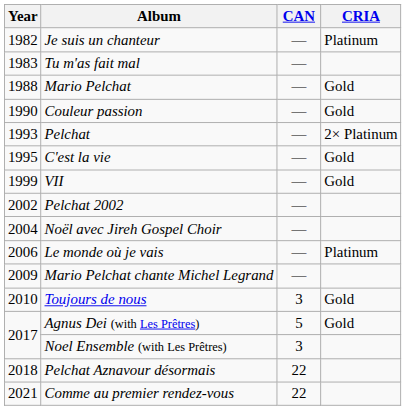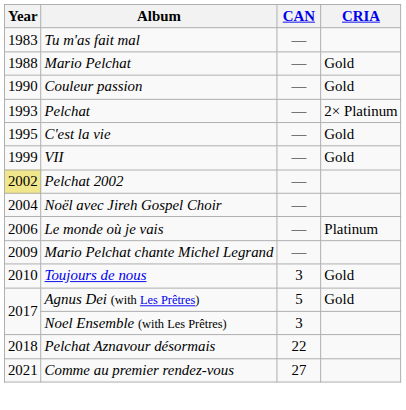- row: (102, 39)
(23, 205) no background -> (23, 181) khaki background
(299, 393) 22 -> (299, 370) 27
